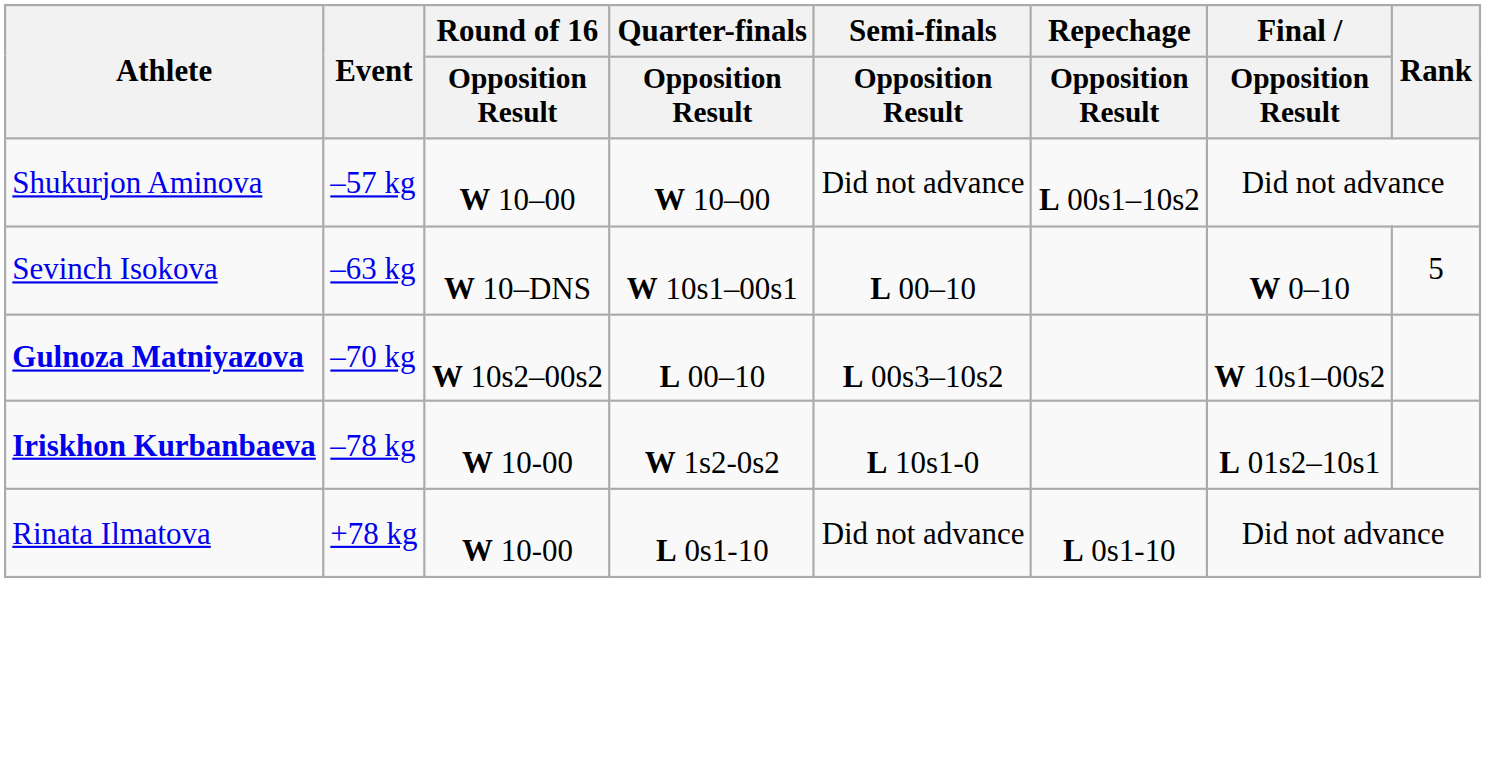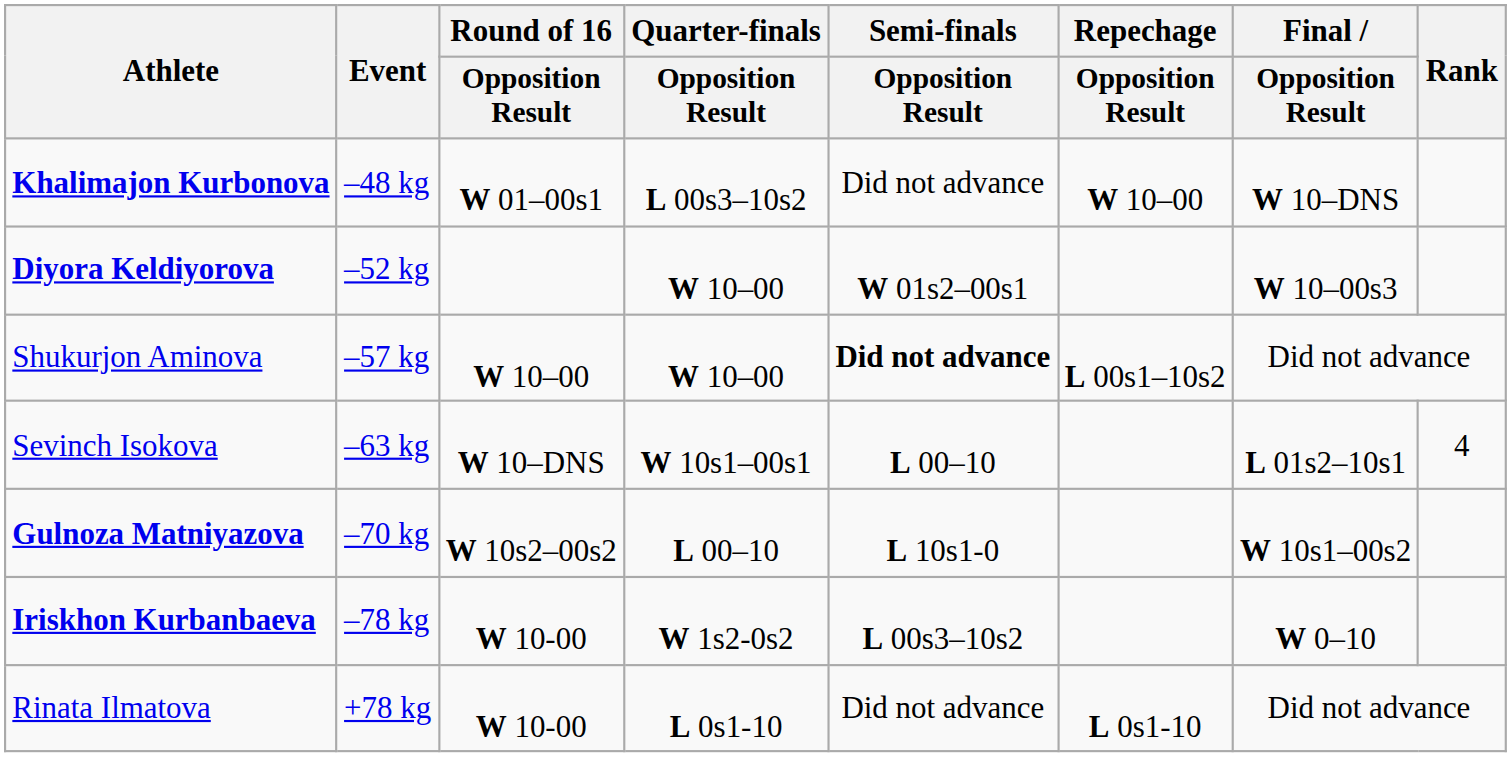+ row: (171, 182)
+ row: (143, 270)
(923, 182) normal -> (943, 357) bold
(1300, 288) W 0–10 -> (1326, 463) L 01s2–10s1
(1436, 270) 5 -> (1462, 445) 4
(923, 375) L 00s3–10s2 -> (943, 551) L 10s1-0
(923, 463) L 10s1-0 -> (943, 638) L 00s3–10s2
(1300, 463) L 01s2–10s1 -> (1326, 638) W 0–10
